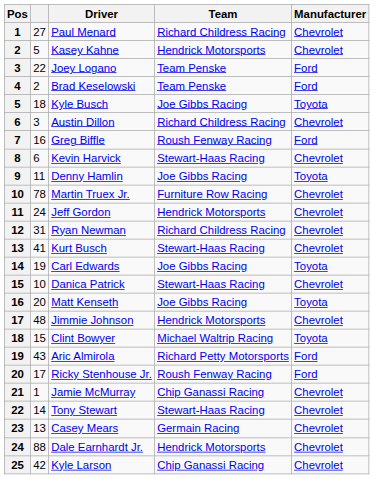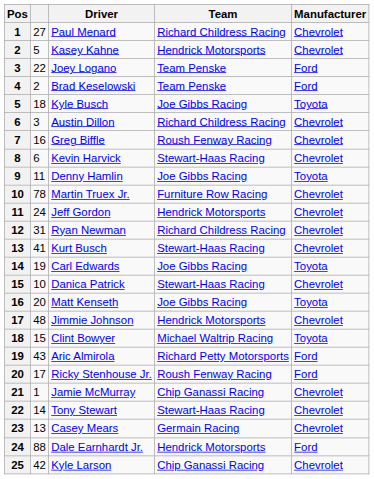(306, 140) Ford -> (318, 140) Chevrolet
(318, 447) Chevrolet -> (306, 447) Ford
